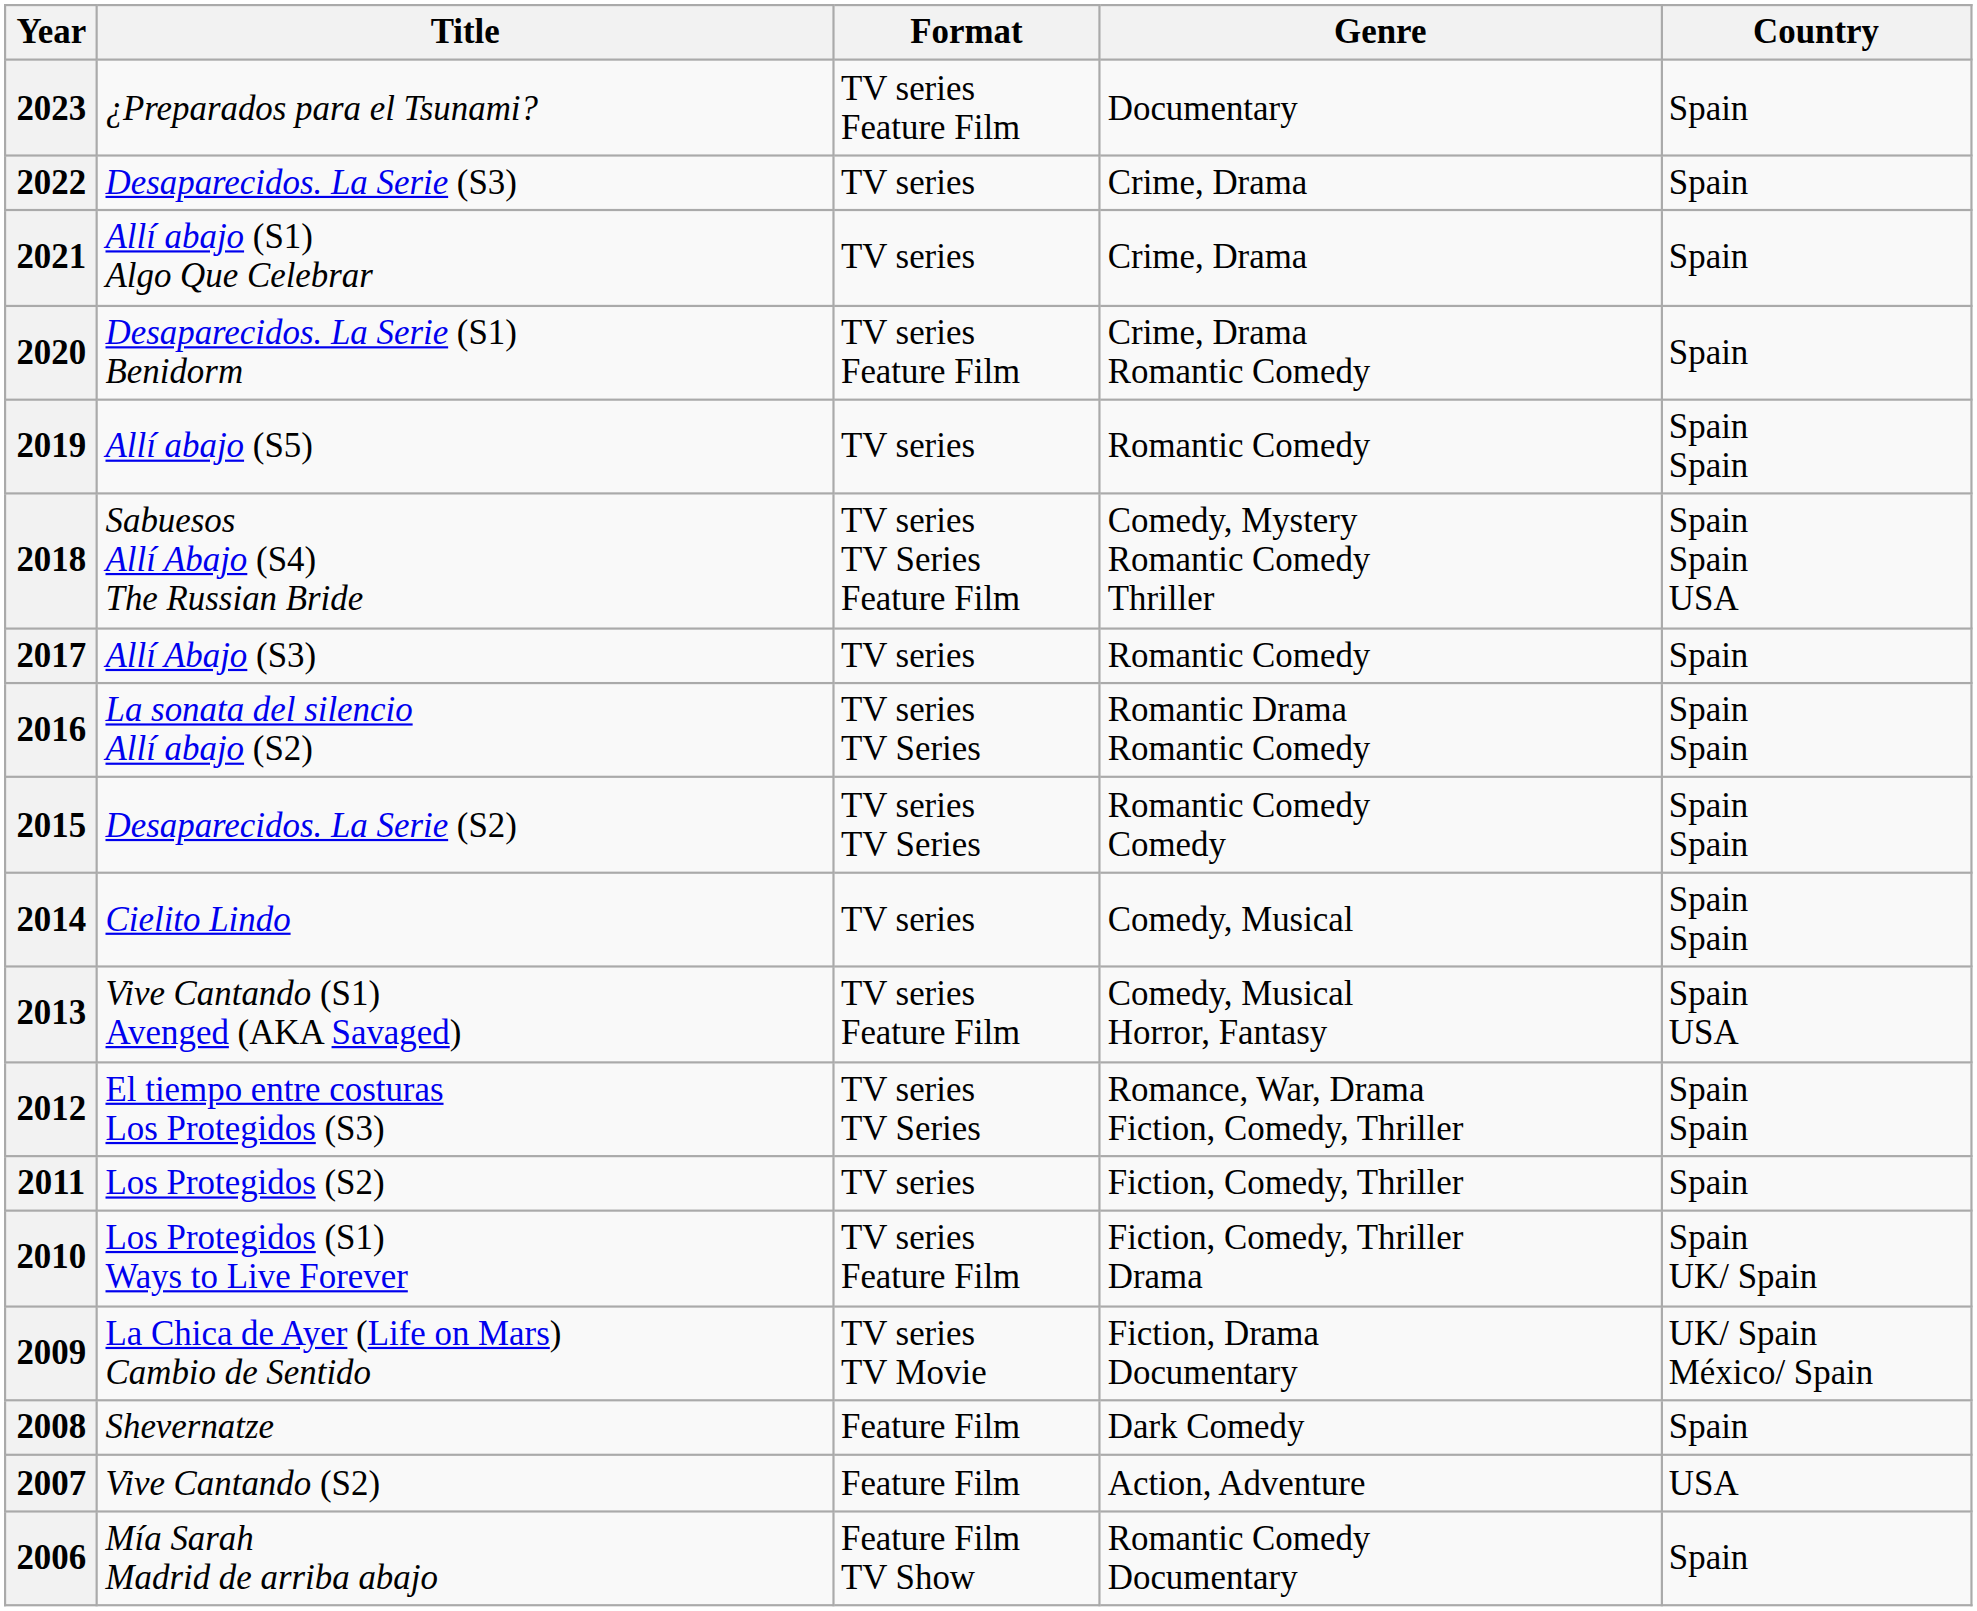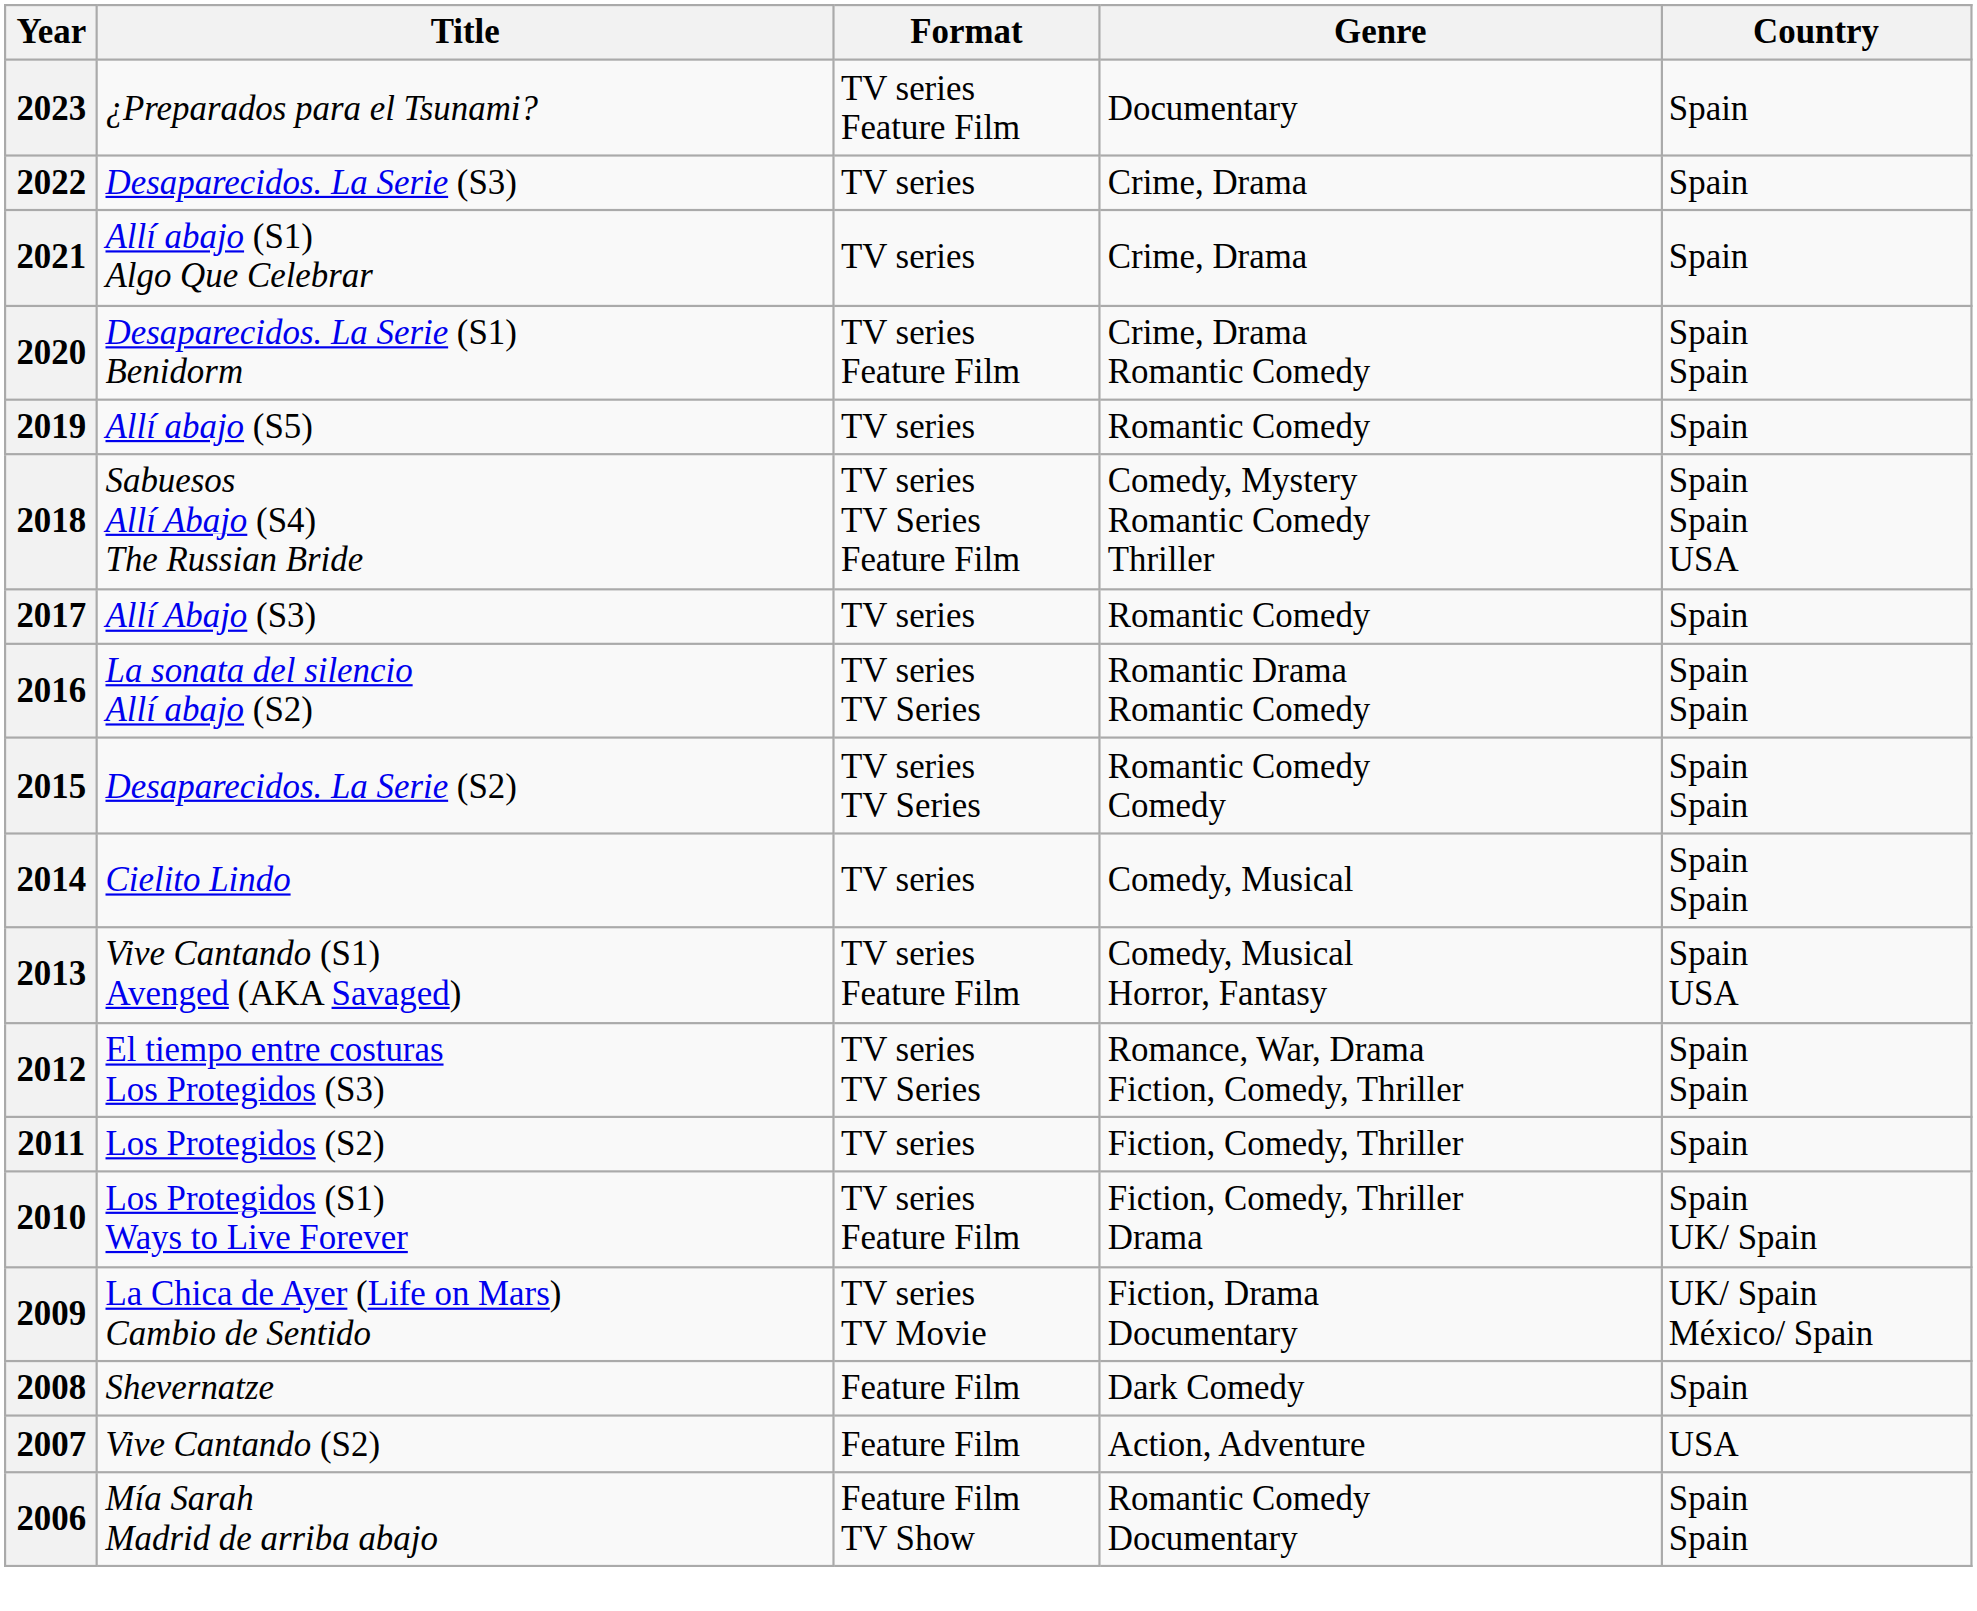(1709, 351) Spain -> (1709, 351) Spain Spain
(1709, 446) Spain Spain -> (1709, 426) Spain
(1709, 1557) Spain -> (1709, 1518) Spain Spain
